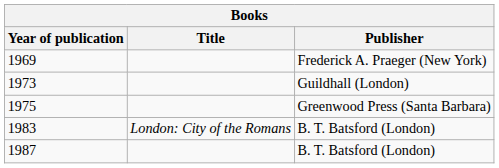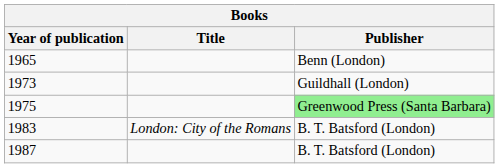+ row: (22, 60)
- row: (22, 60)
(394, 106) no background -> (394, 106) lightgreen background
